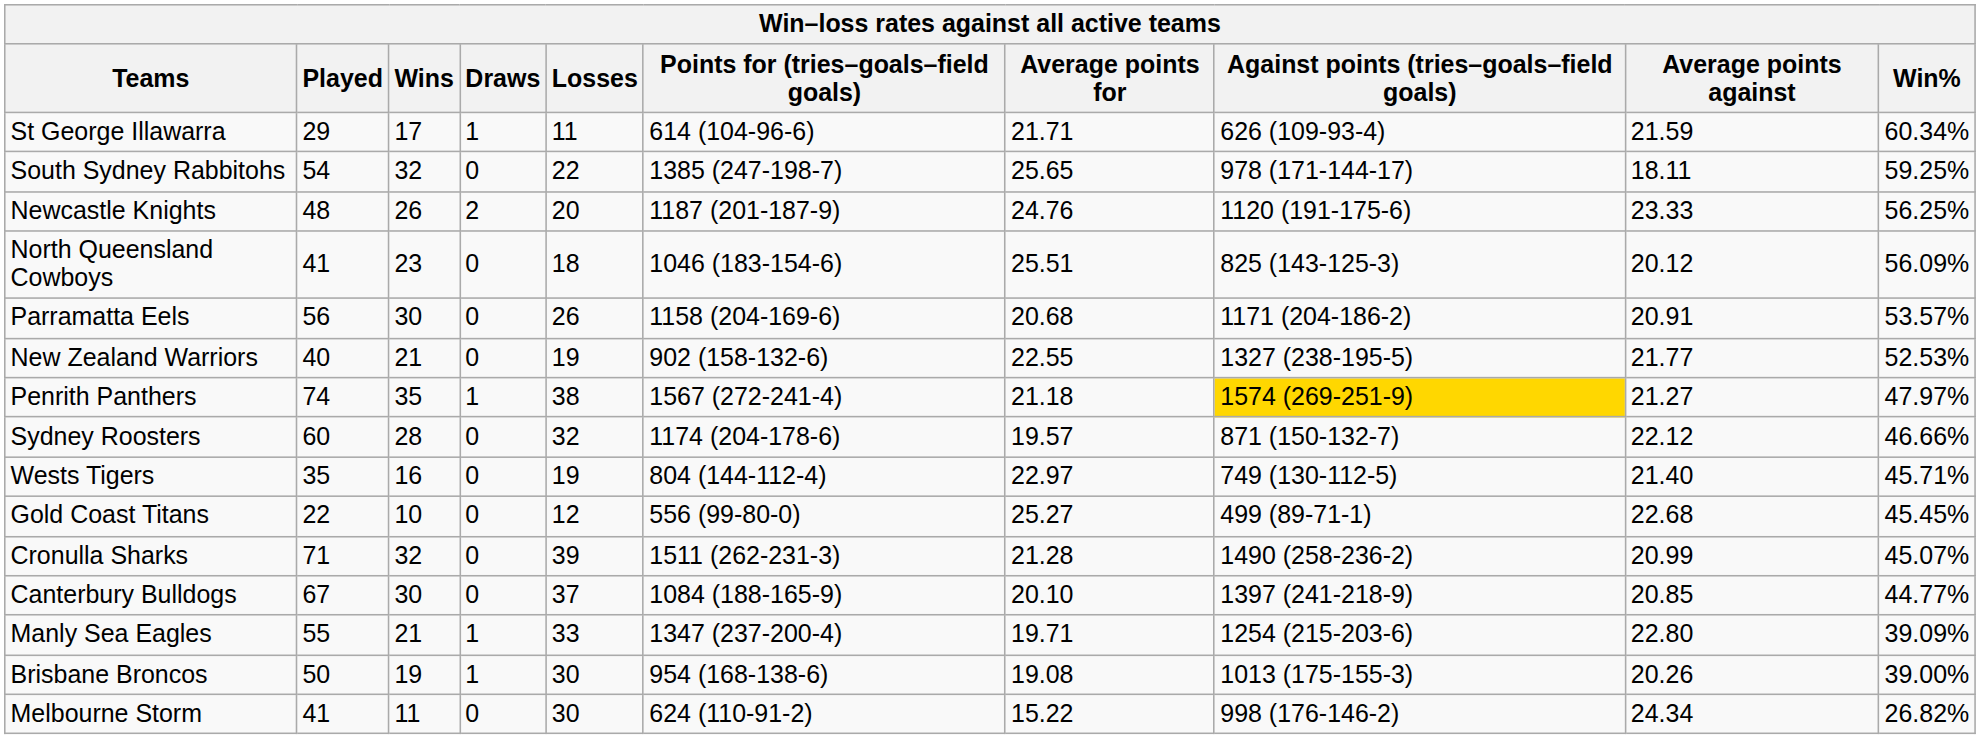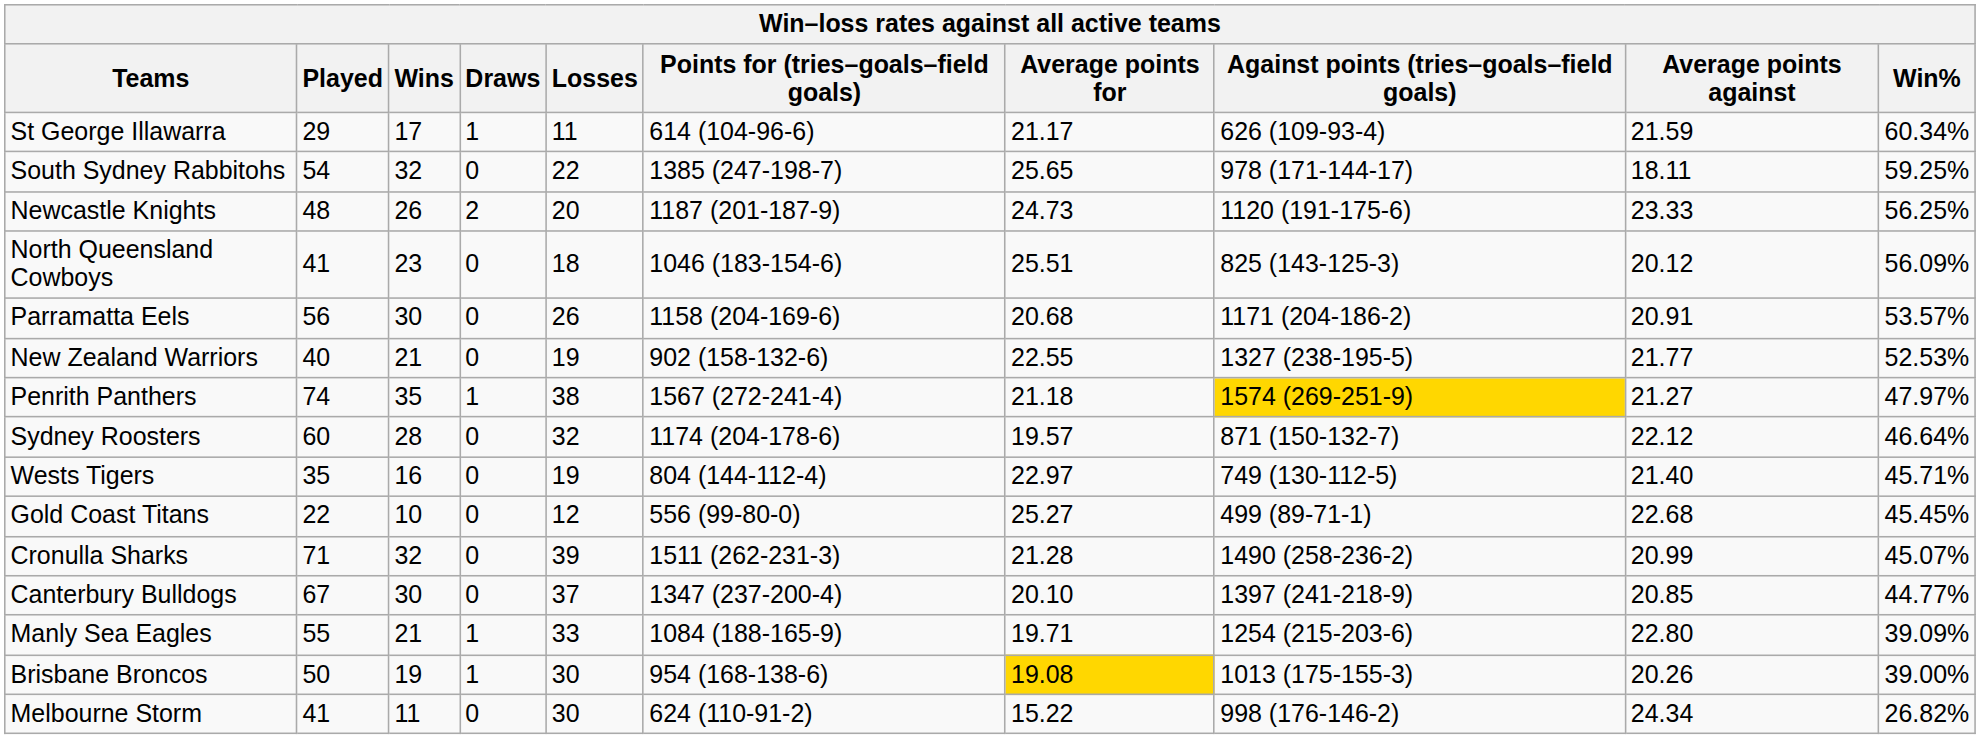(1042, 131) 21.71 -> (1042, 131) 21.17
(1042, 210) 24.76 -> (1042, 210) 24.73
(1927, 436) 46.66% -> (1927, 436) 46.64%
(746, 595) 1084 (188-165-9) -> (746, 595) 1347 (237-200-4)
(746, 634) 1347 (237-200-4) -> (746, 634) 1084 (188-165-9)
(1042, 674) no background -> (1042, 674) gold background
